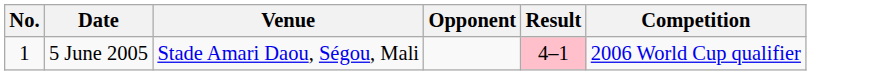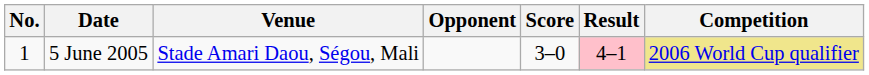+ column: (550, 20)
(696, 53) no background -> (754, 53) khaki background
